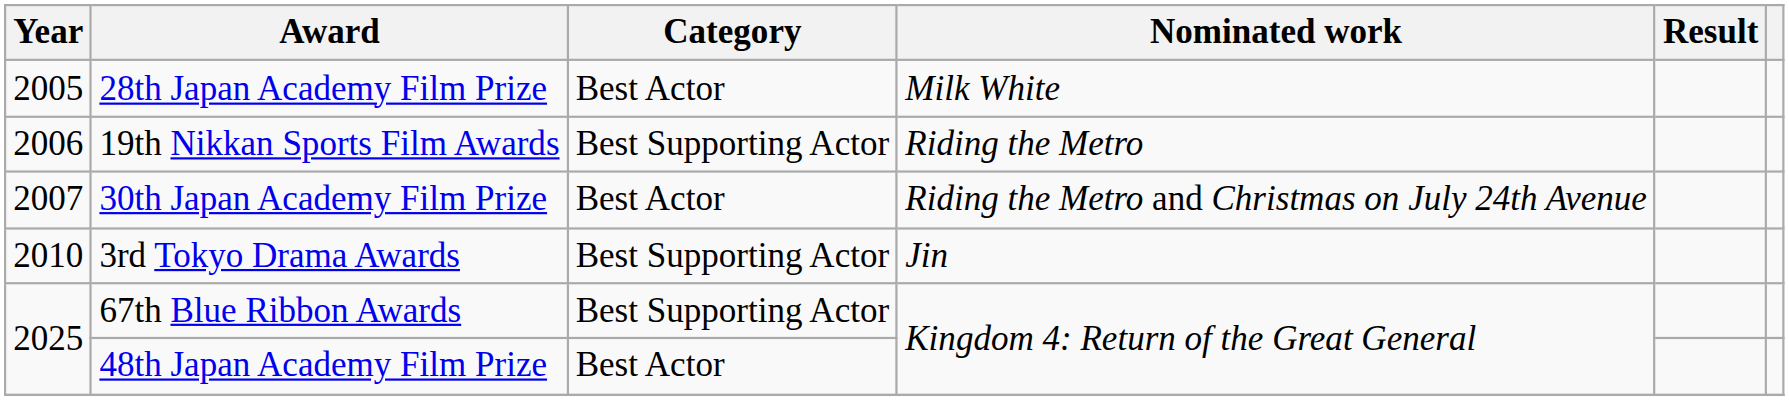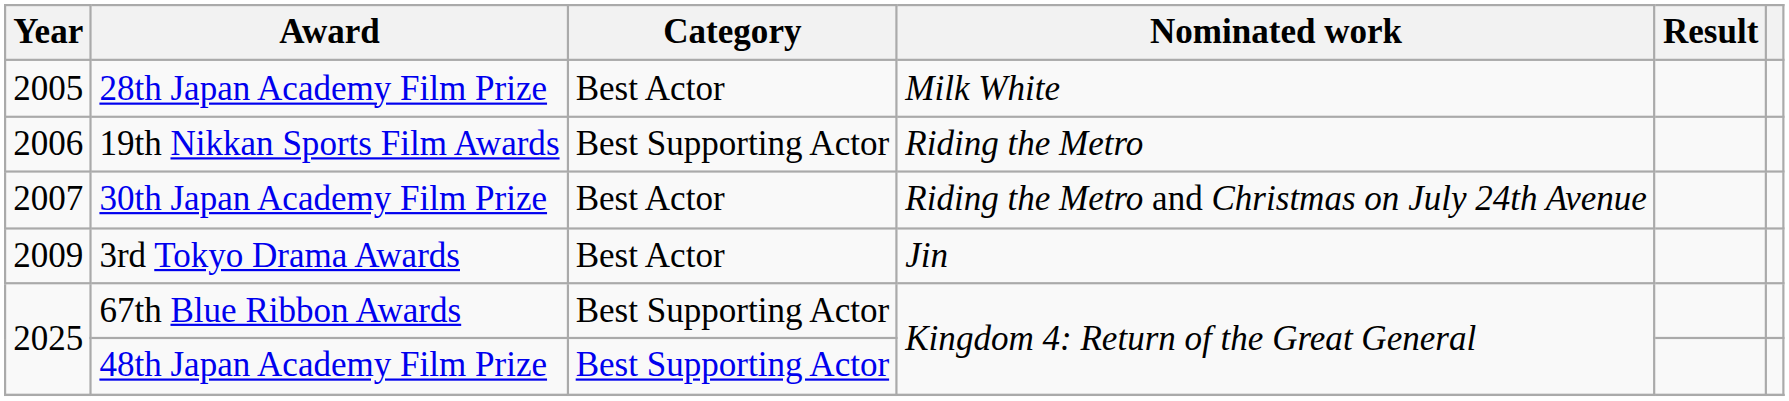(48, 254) 2010 -> (48, 254) 2009
(732, 254) Best Supporting Actor -> (650, 254) Best Actor
(650, 365) Best Actor -> (732, 365) Best Supporting Actor
